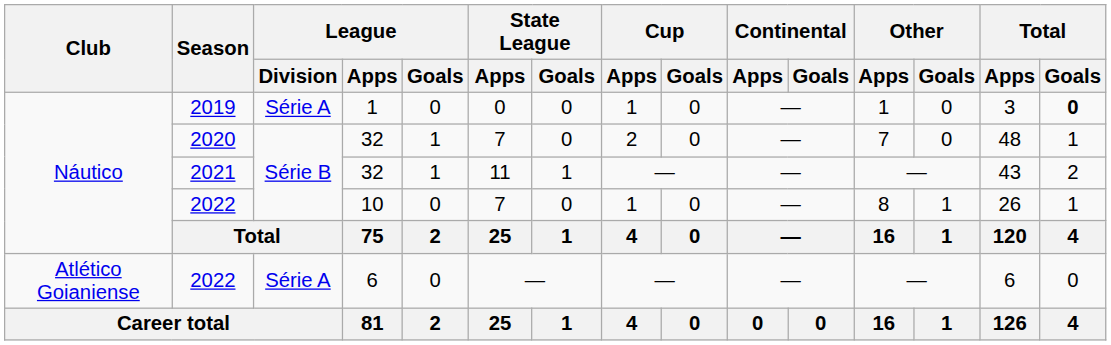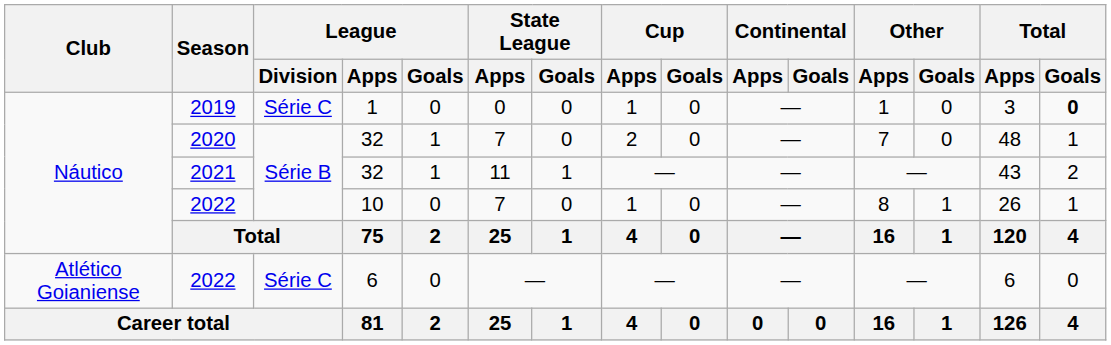(298, 107) Série A -> (298, 107) Série C
(298, 280) Série A -> (298, 280) Série C
